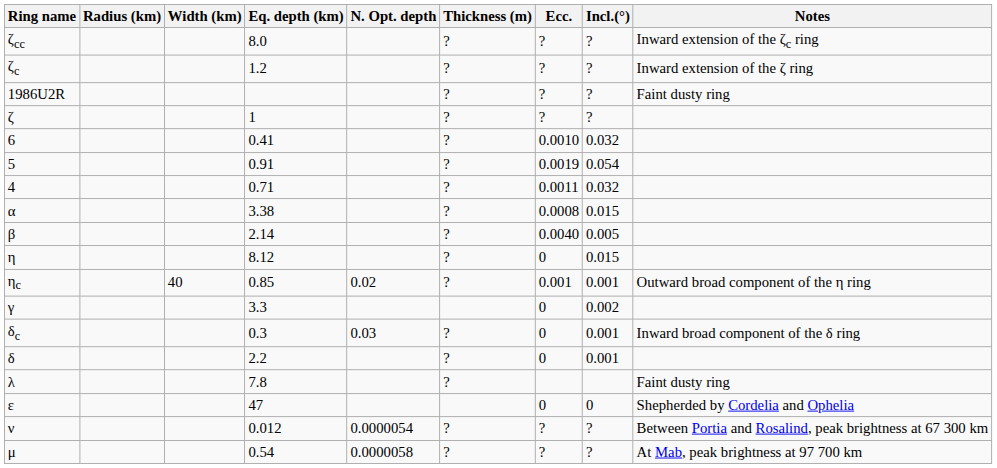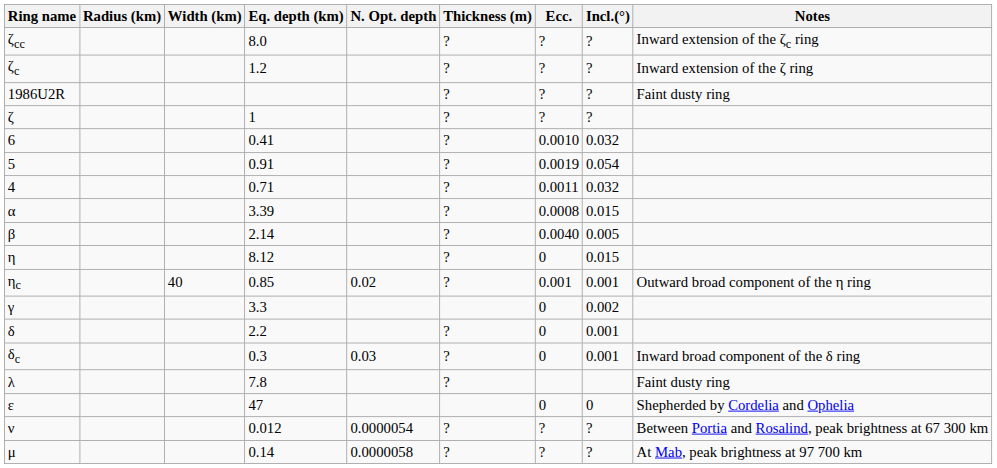(261, 210) 3.38 -> (261, 210) 3.39
rows swapped: (14, 333) <-> (11, 358)
(261, 451) 0.54 -> (261, 451) 0.14
